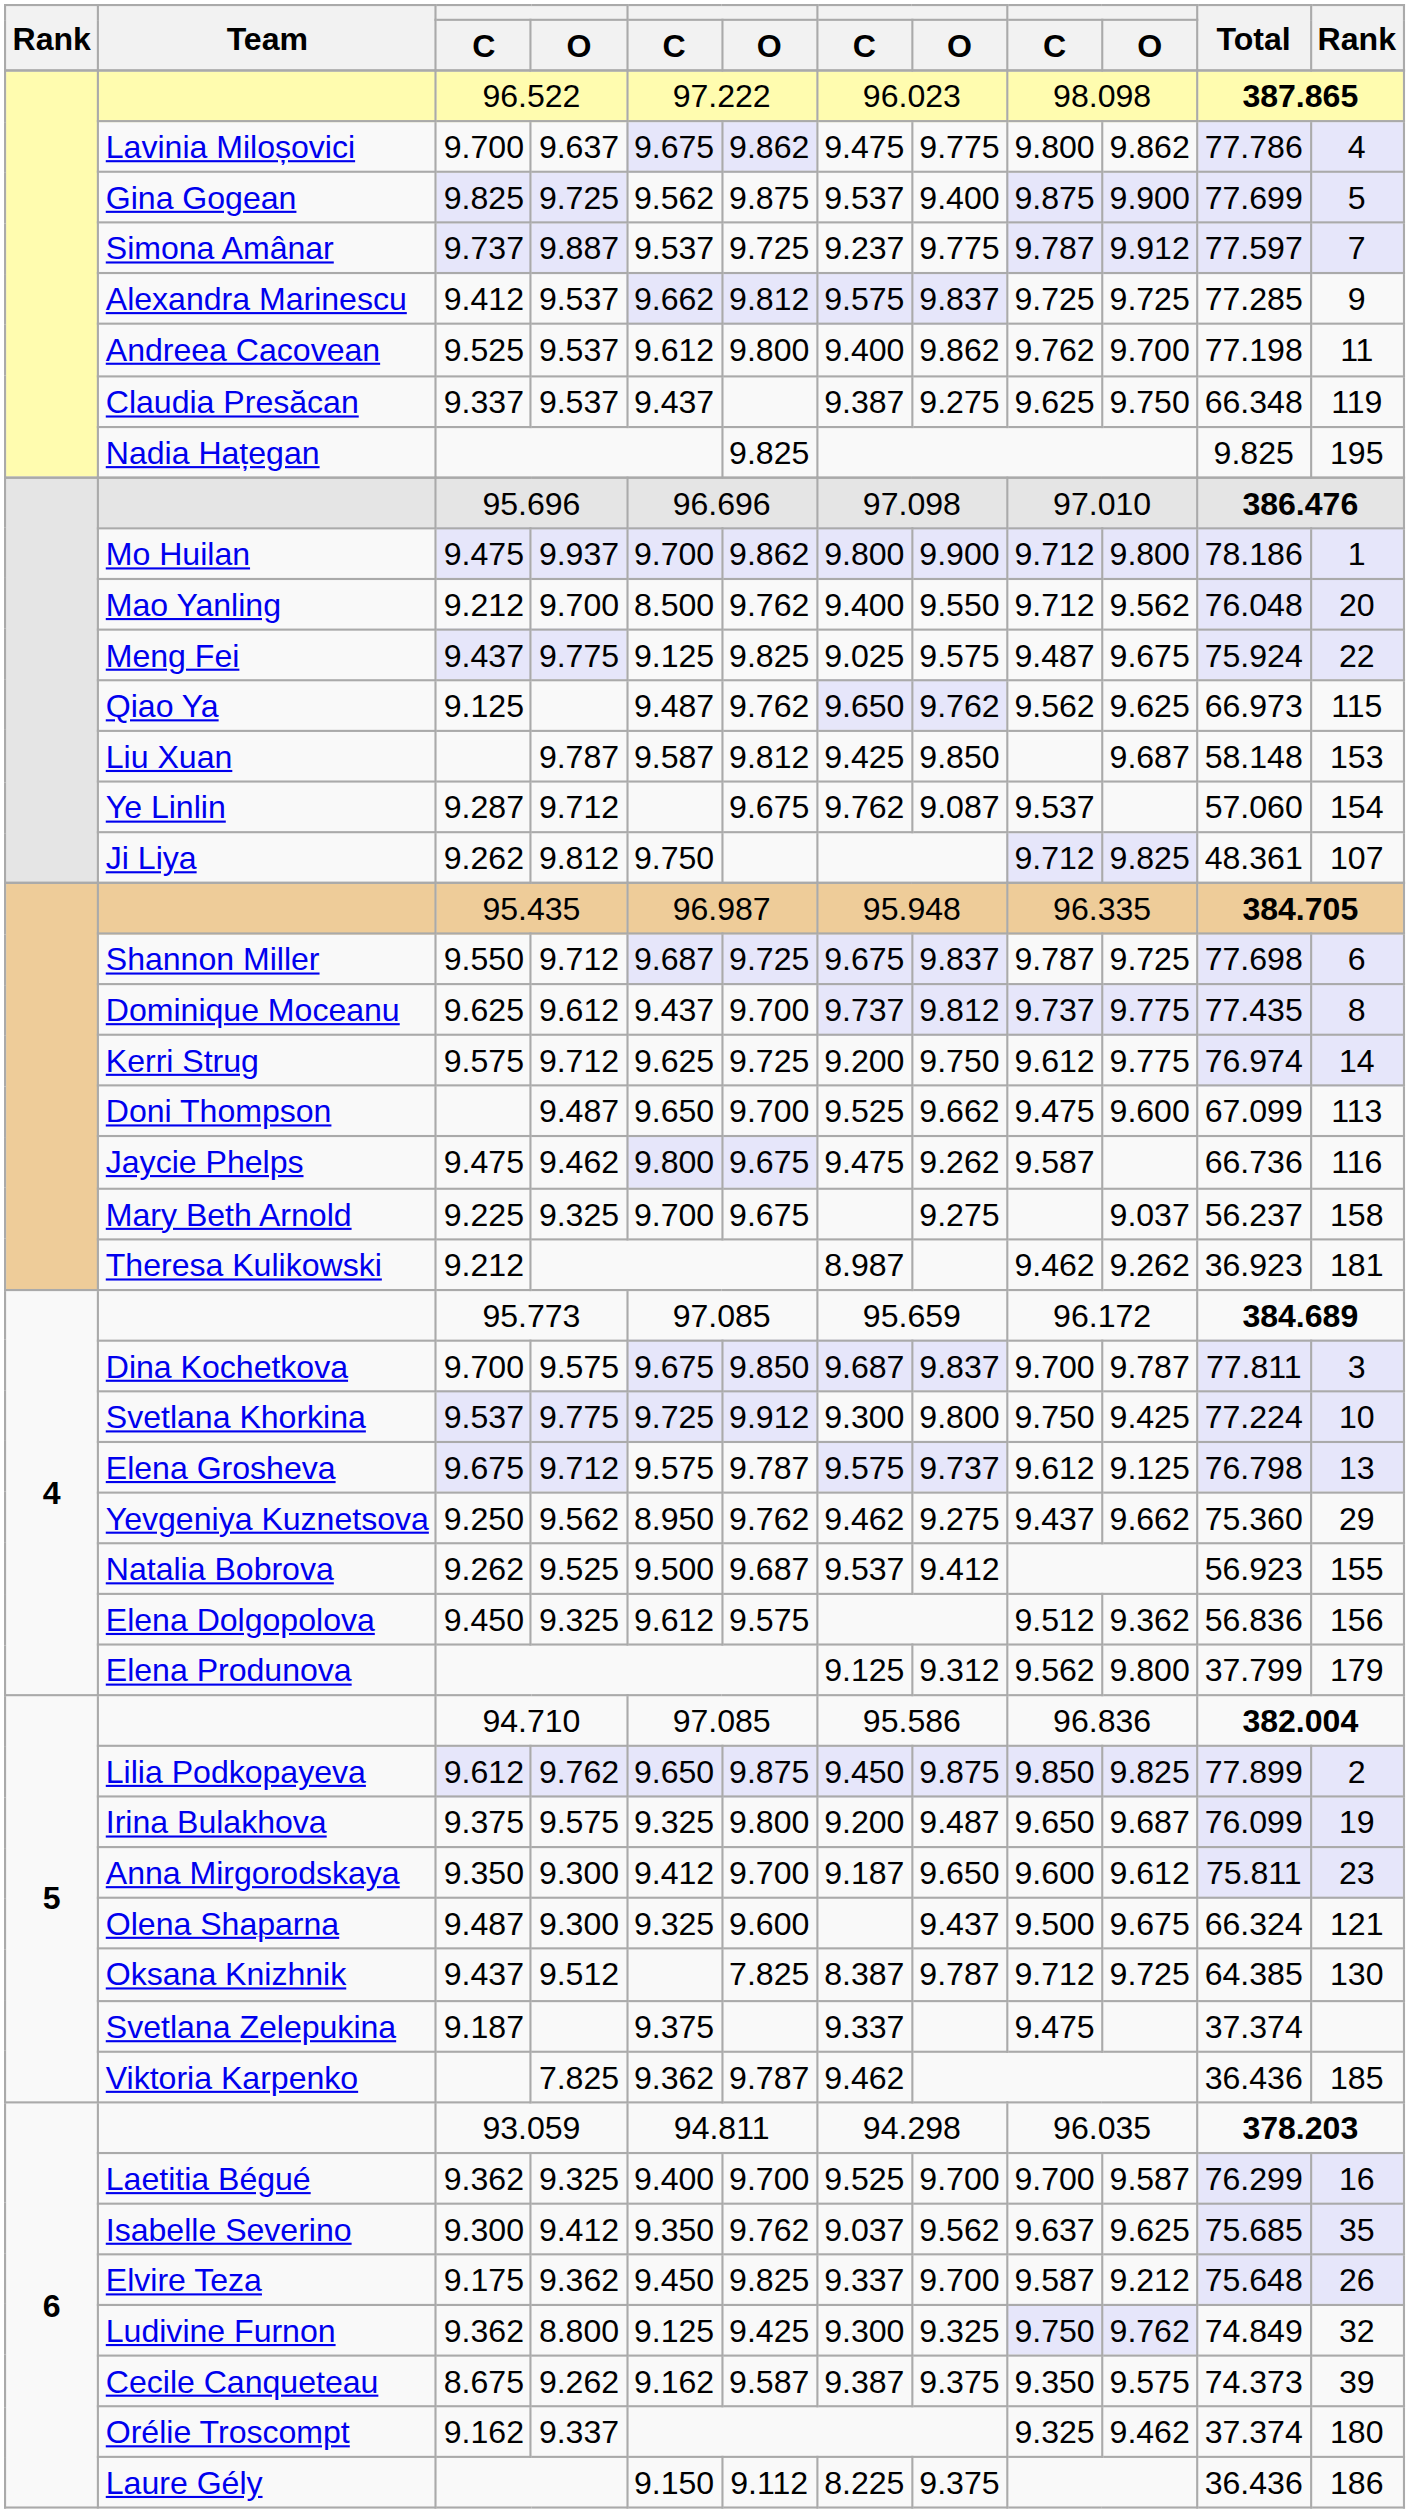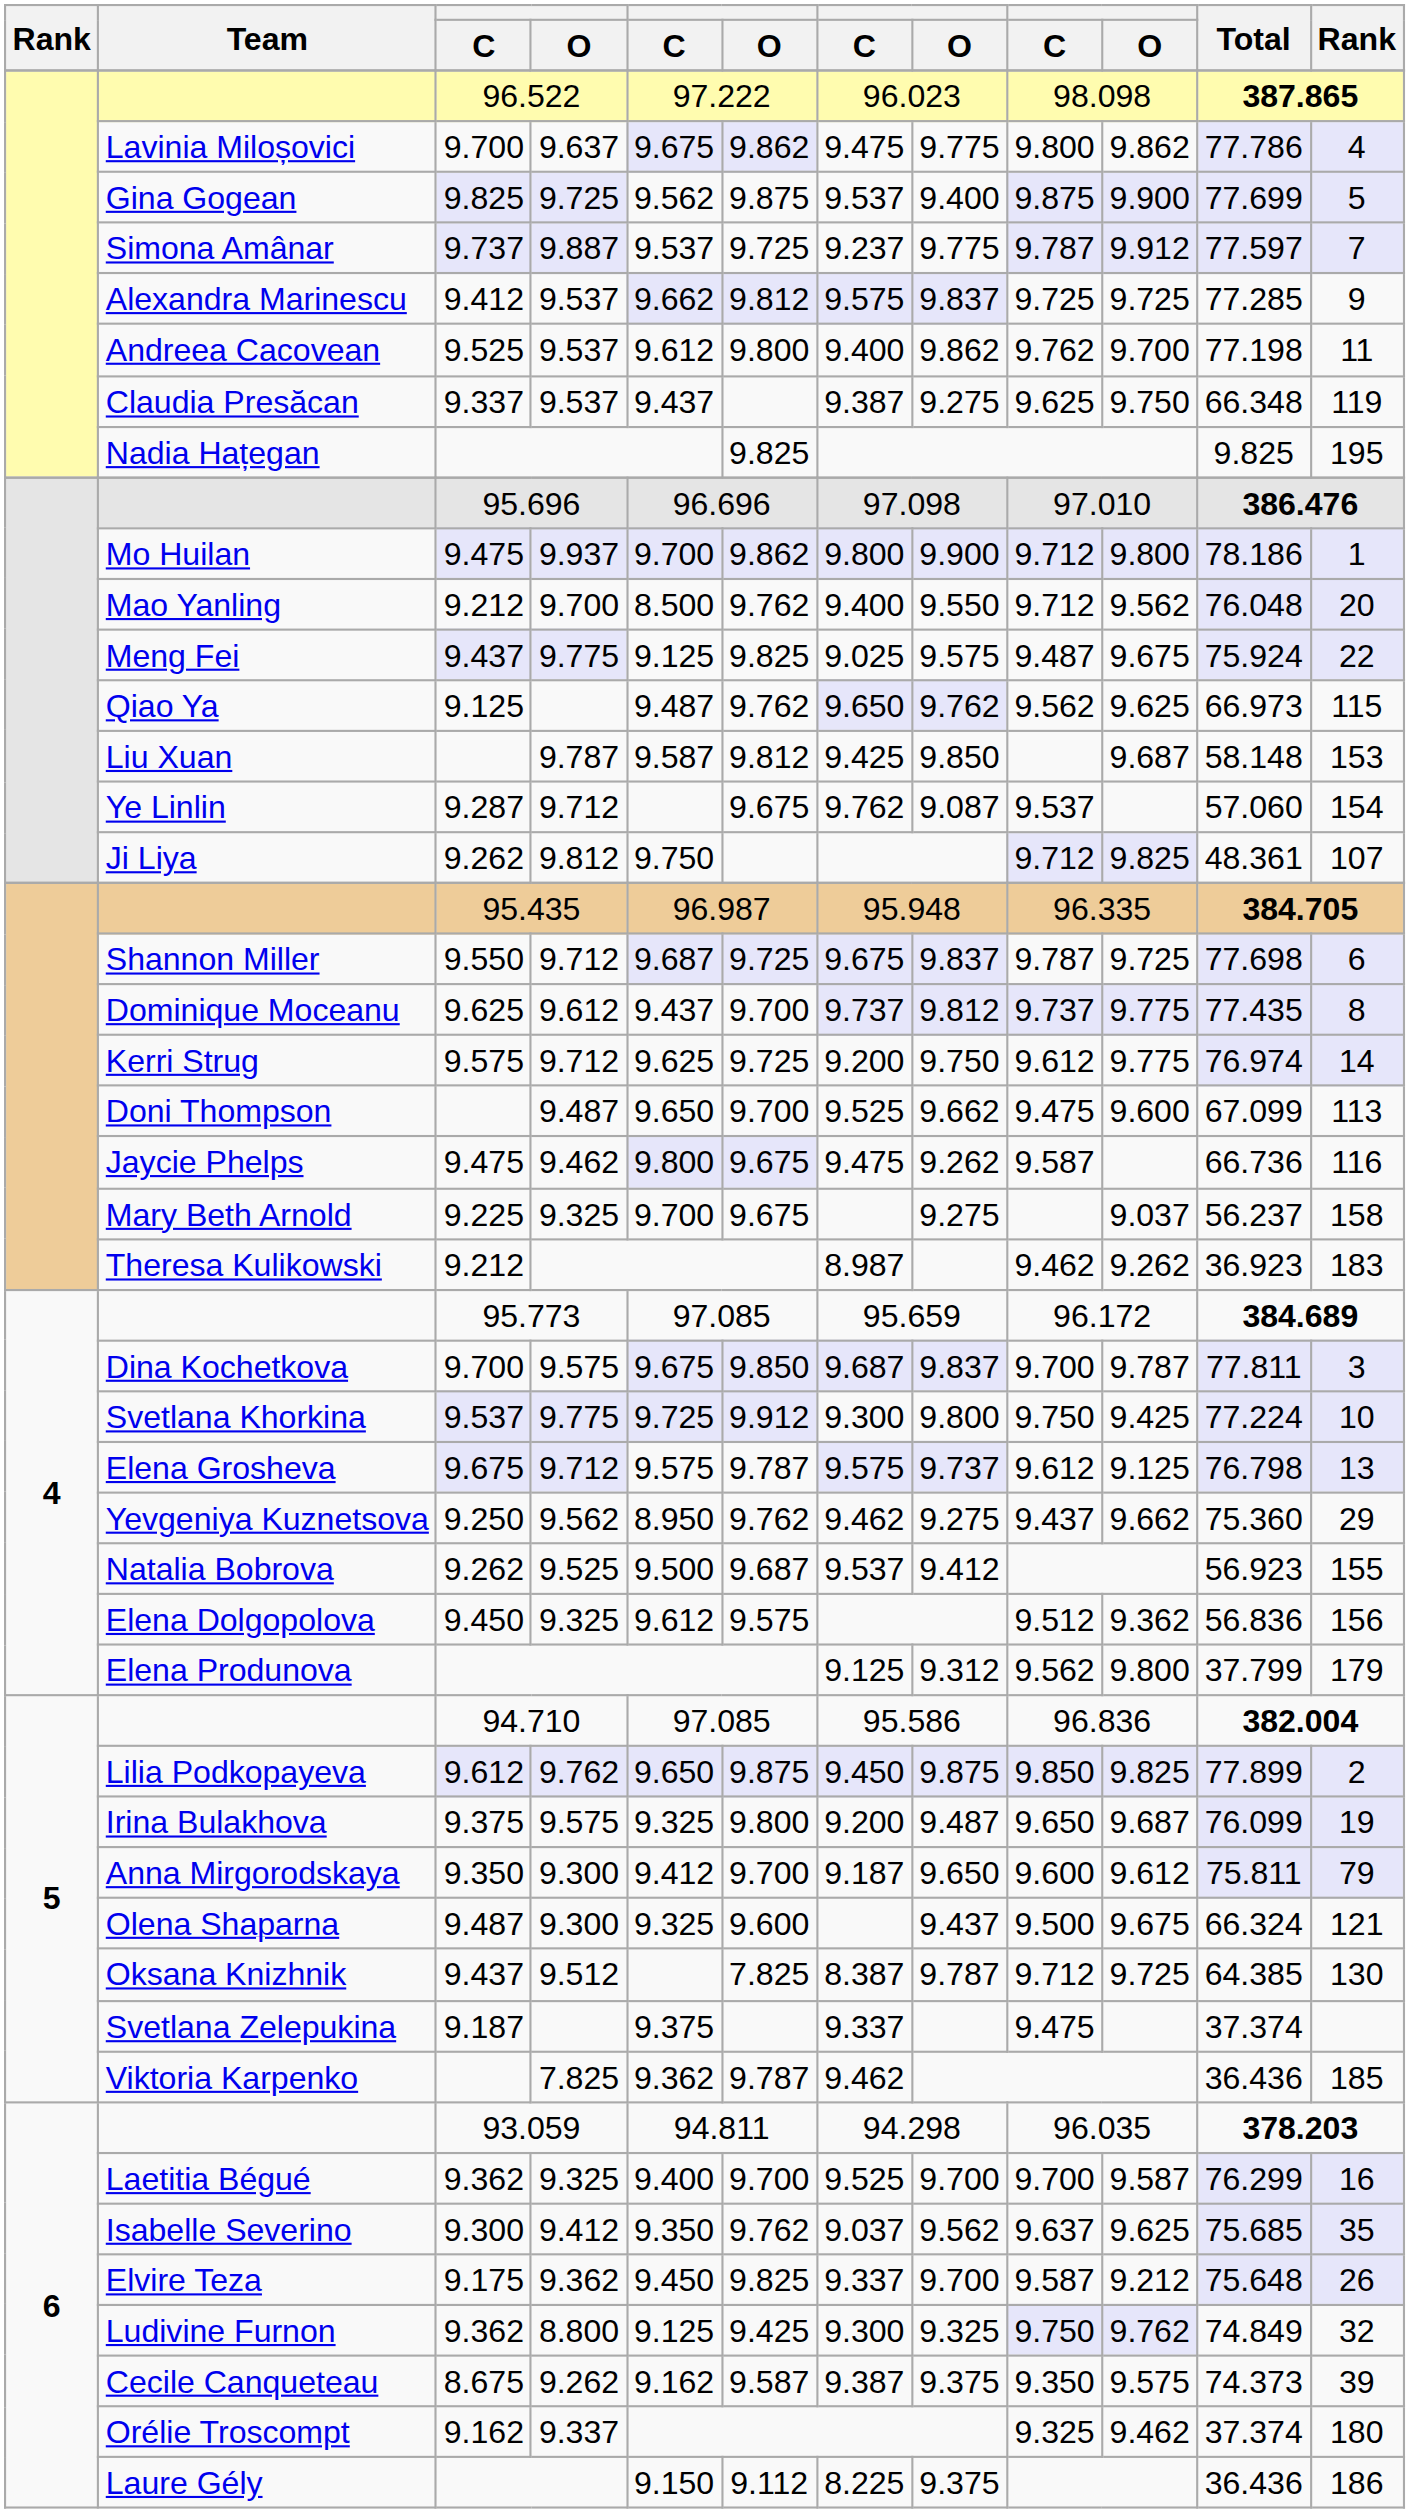(1357, 1264) 181 -> (1357, 1264) 183
(1357, 1873) 23 -> (1357, 1873) 79
